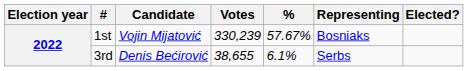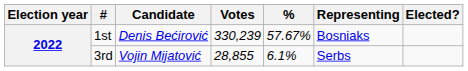(160, 35) Vojin Mijatović -> (163, 35) Denis Bećirović
(163, 55) Denis Bećirović -> (160, 55) Vojin Mijatović
(234, 55) 38,655 -> (234, 55) 28,855
